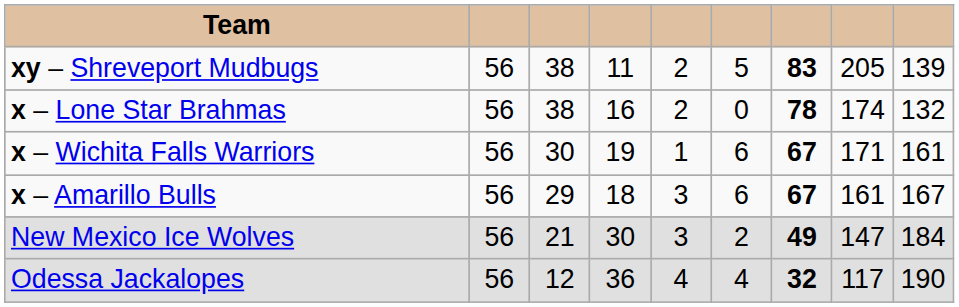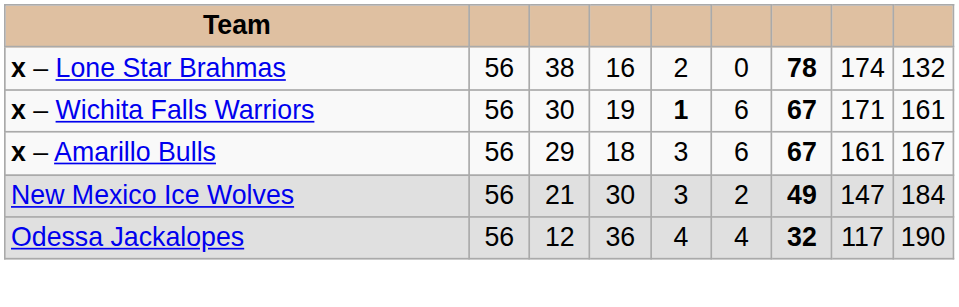- row: (165, 68)
(681, 152) normal -> (681, 110) bold
